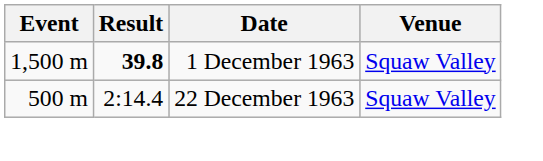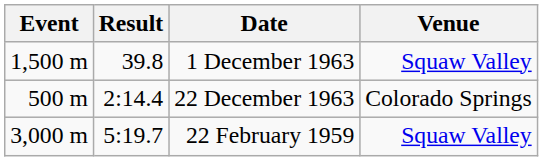(142, 60) bold -> (142, 60) normal
(430, 98) Squaw Valley -> (448, 98) Colorado Springs
+ row: (270, 135)
